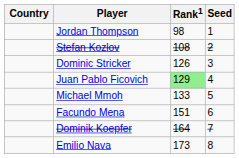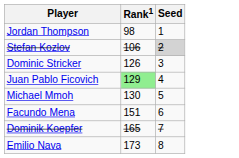- column: (29, 13)
(181, 47) 108 -> (132, 47) 106
(210, 47) no background -> (161, 47) lightgrey background
(181, 96) 133 -> (132, 96) 130
(181, 129) 164 -> (132, 129) 165
